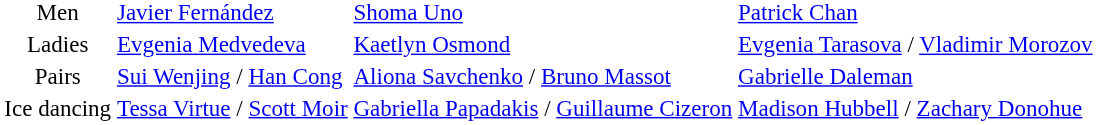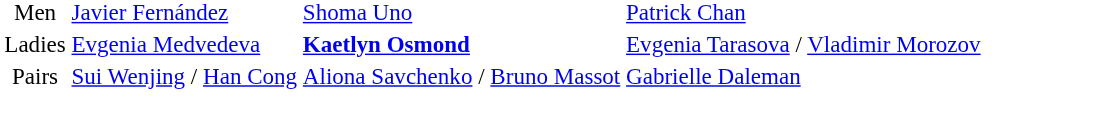(432, 44) normal -> (386, 44) bold
- row: (58, 108)
